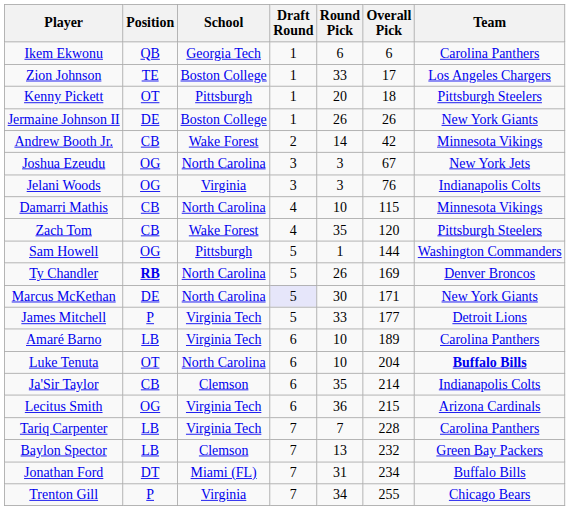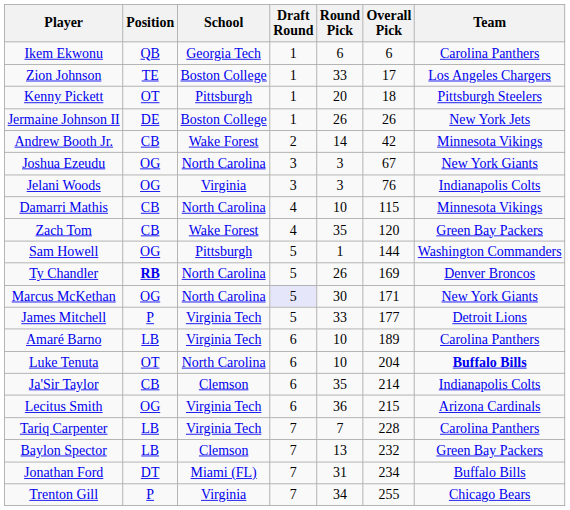(490, 119) New York Giants -> (490, 119) New York Jets
(490, 163) New York Jets -> (490, 163) New York Giants
(490, 229) Pittsburgh Steelers -> (490, 229) Green Bay Packers
(150, 296) DE -> (150, 296) OG
